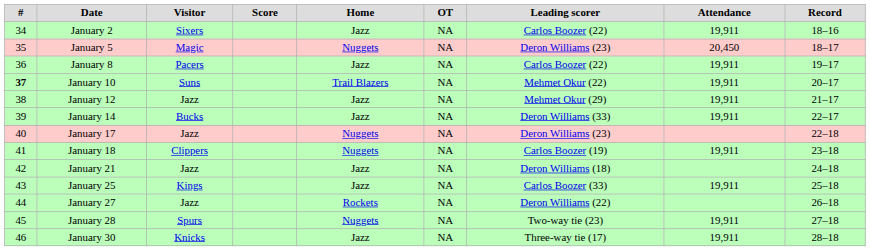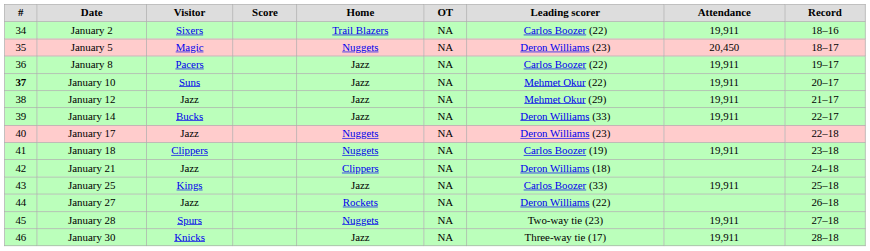(360, 30) Jazz -> (360, 30) Trail Blazers
(360, 82) Trail Blazers -> (360, 82) Jazz
(360, 168) Jazz -> (360, 168) Clippers
